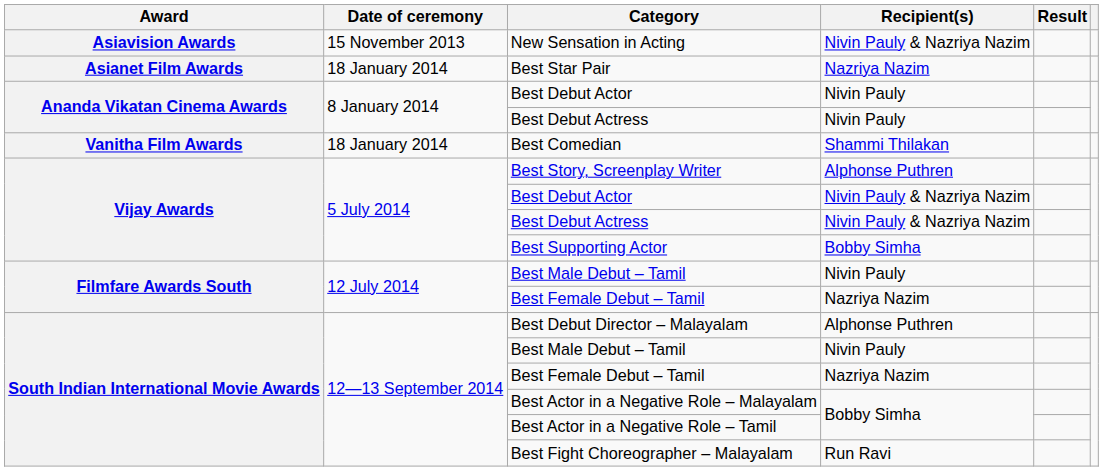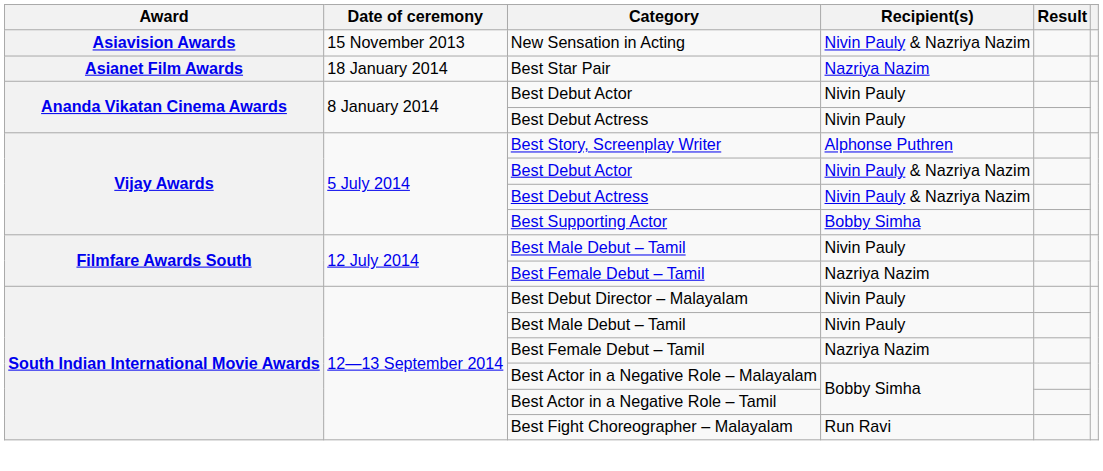- row: (164, 145)
(889, 324) Alphonse Puthren -> (865, 299) Nivin Pauly
